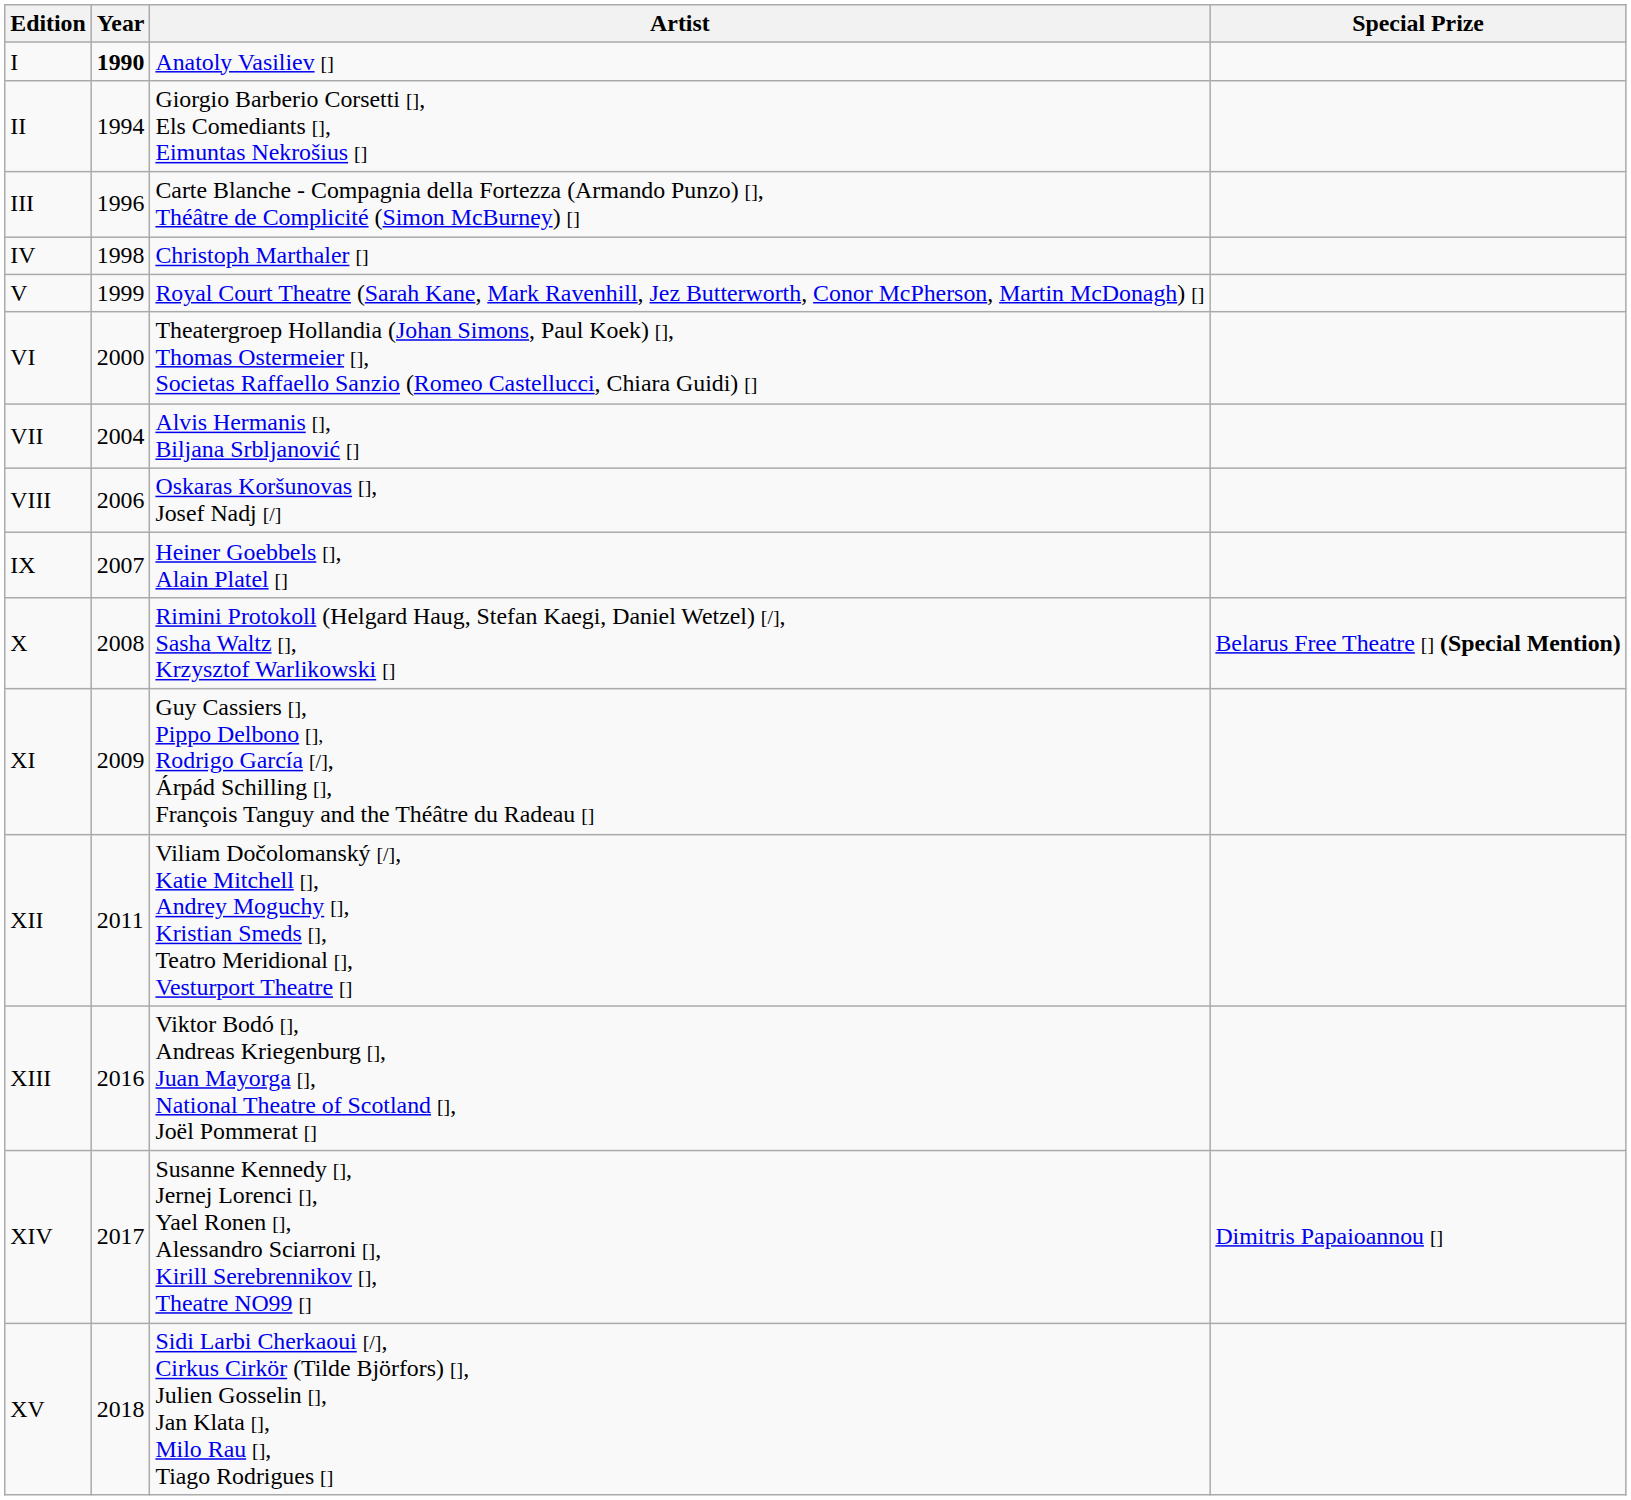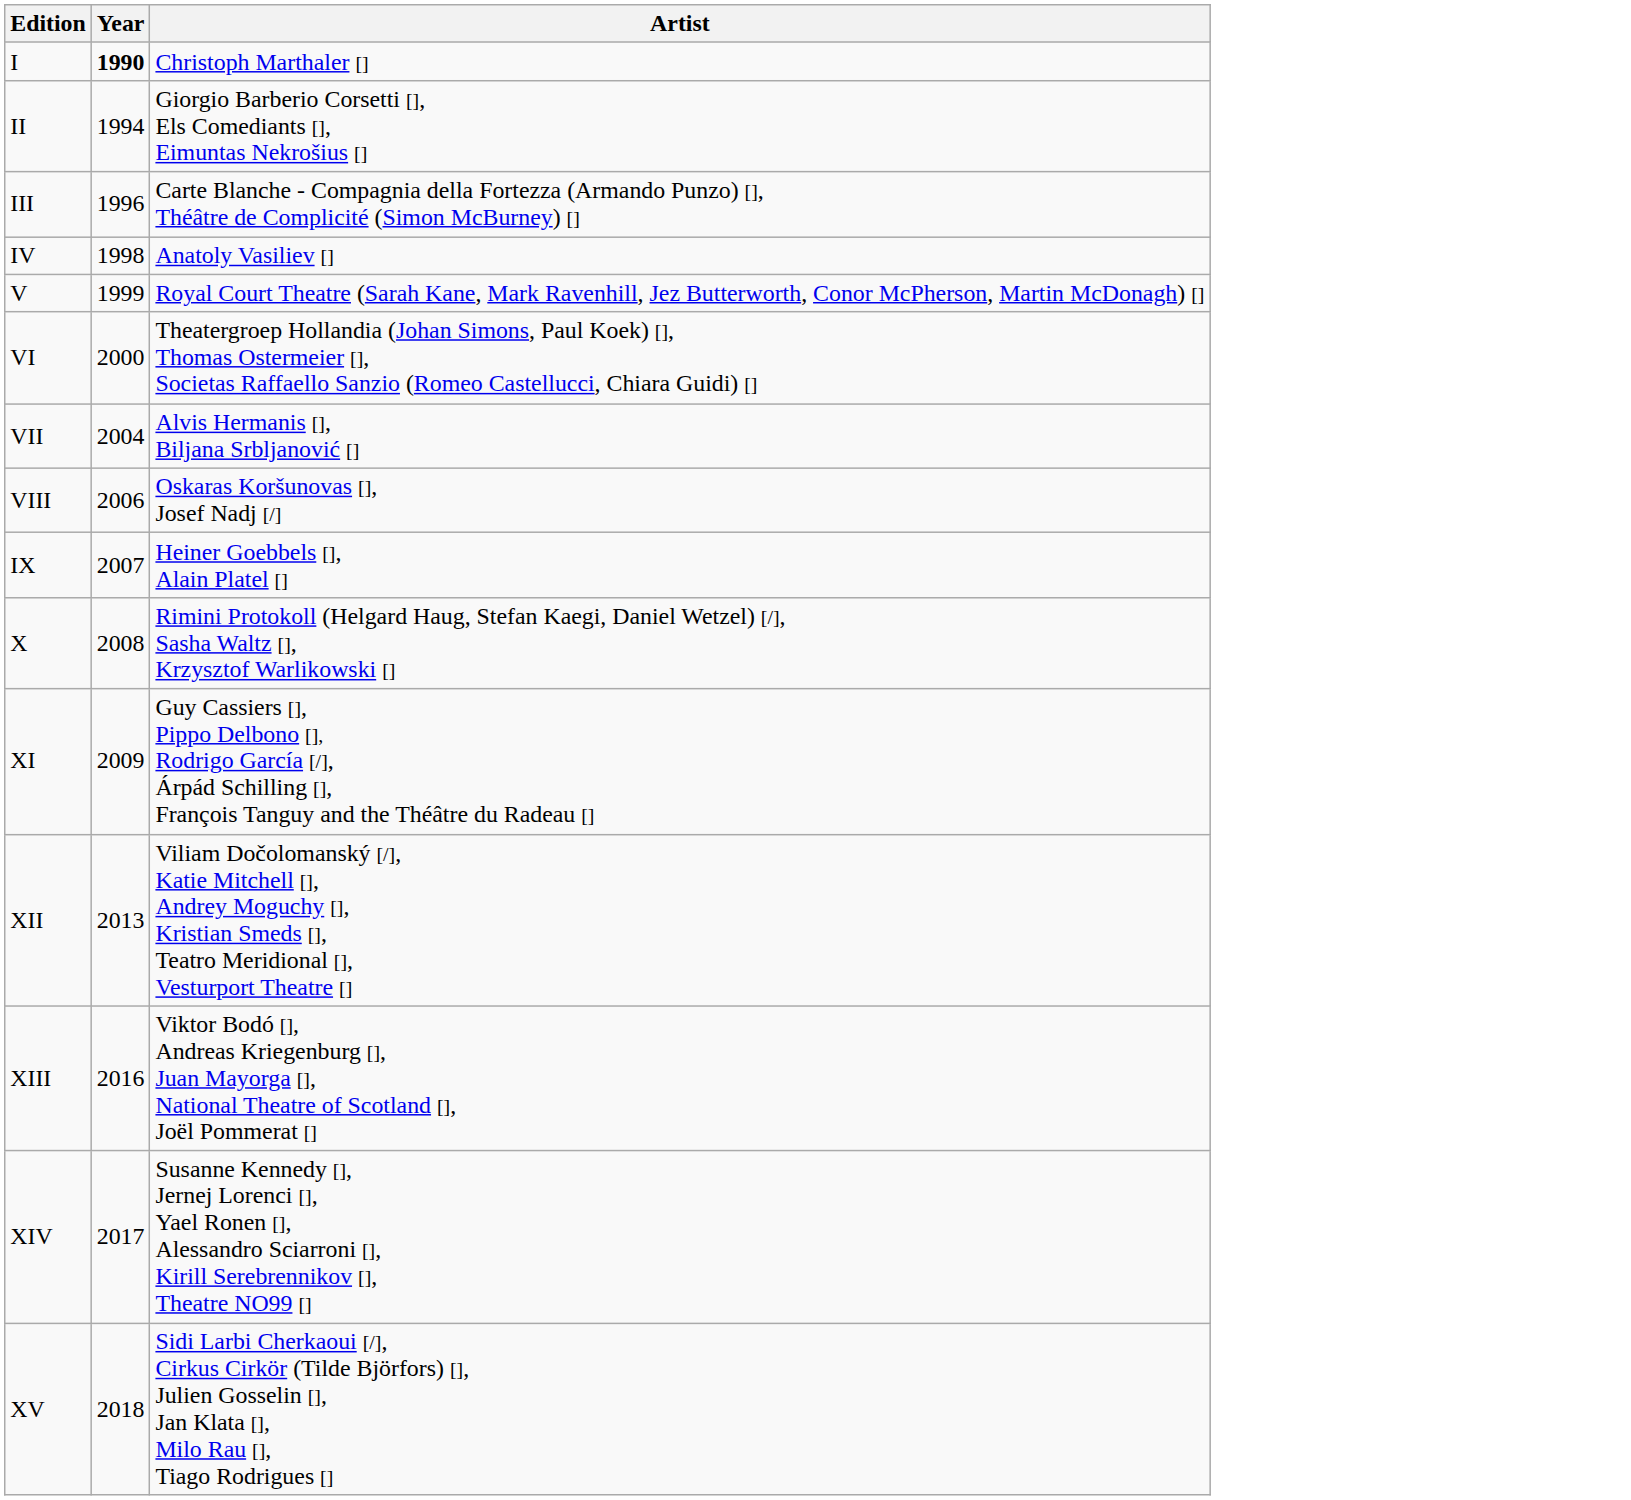- column: (1418, 23)
(245, 61) Anatoly Vasiliev [] -> (262, 61) Christoph Marthaler []
(262, 255) Christoph Marthaler [] -> (245, 255) Anatoly Vasiliev []
(120, 919) 2011 -> (121, 919) 2013
